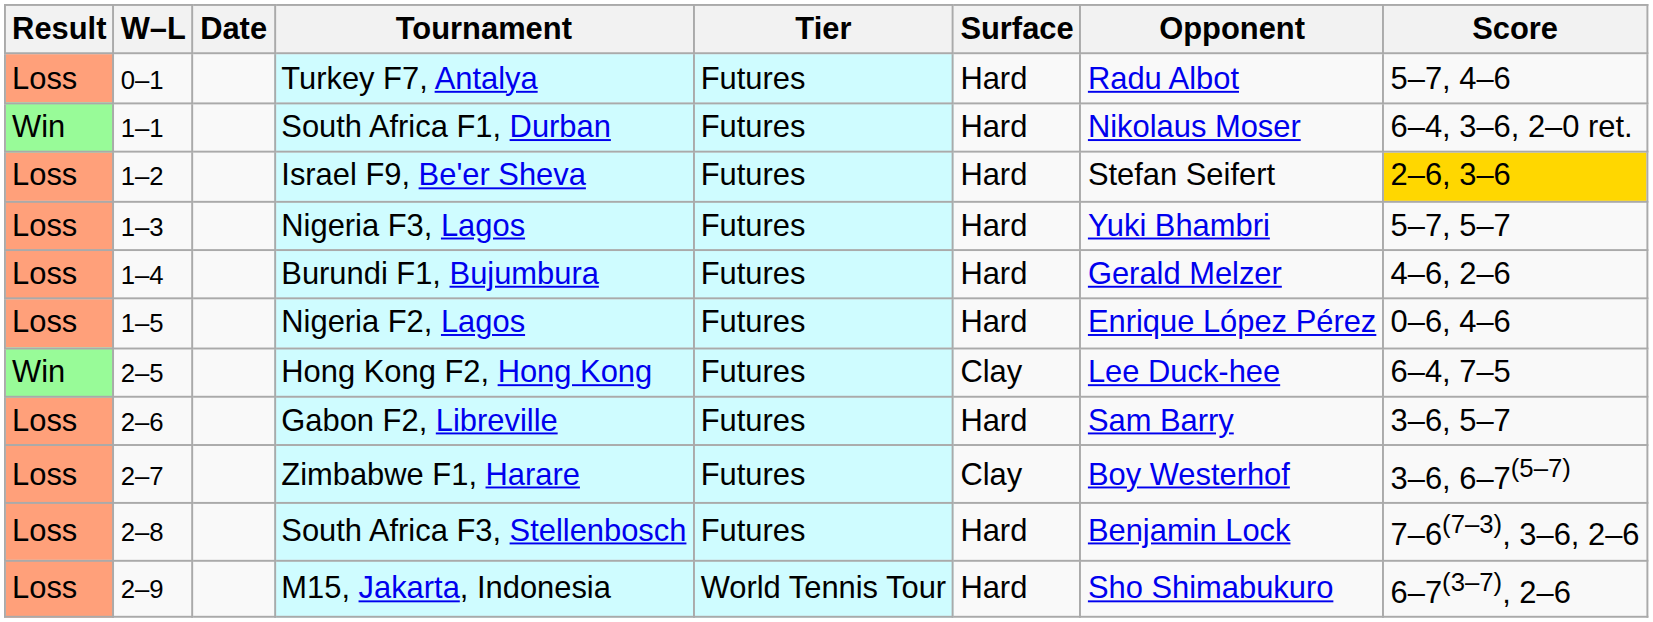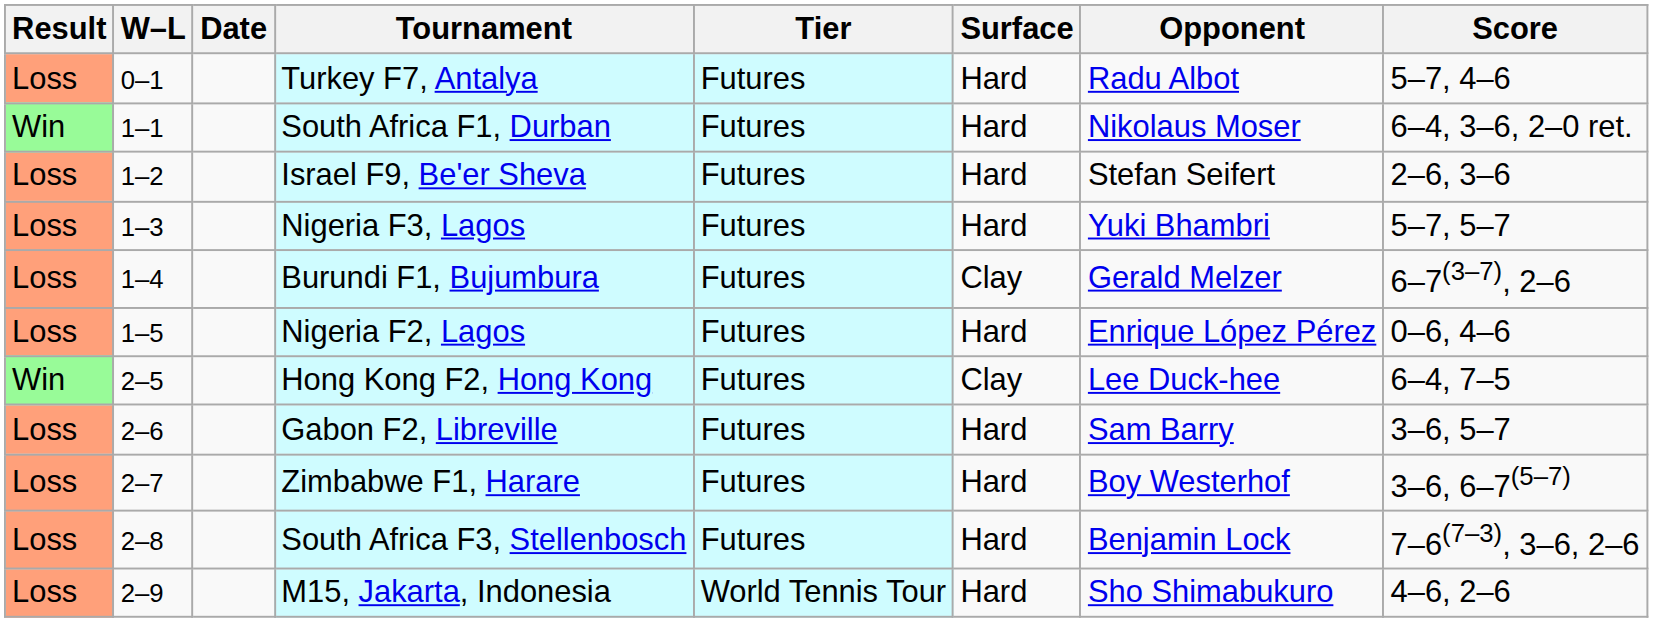(1451, 175) gold background -> (1451, 175) no background
(994, 273) Hard -> (991, 278) Clay
(1451, 273) 4–6, 2–6 -> (1481, 278) 6–7(3–7), 2–6
(991, 473) Clay -> (994, 482) Hard
(1481, 588) 6–7(3–7), 2–6 -> (1451, 592) 4–6, 2–6
